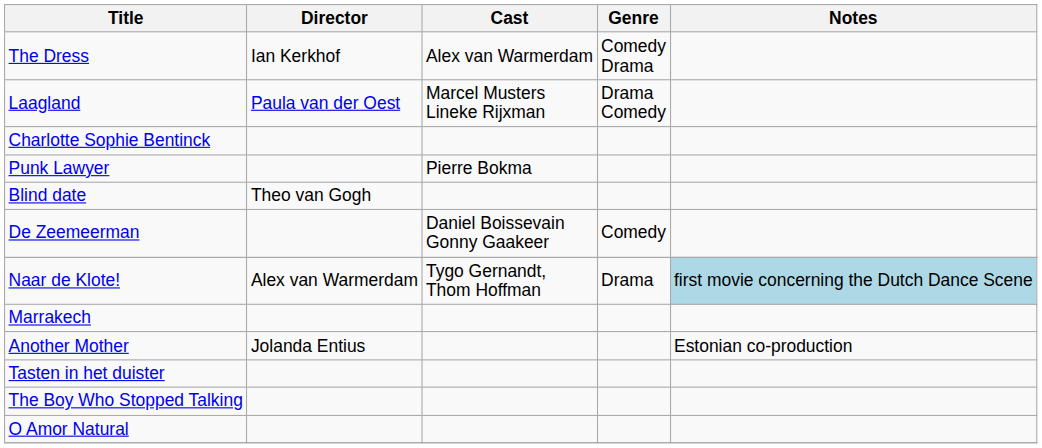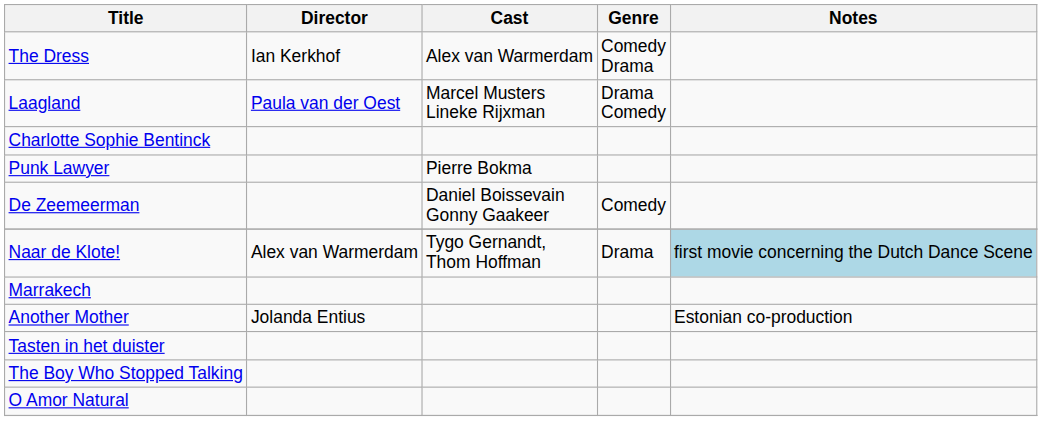- row: (47, 195)
